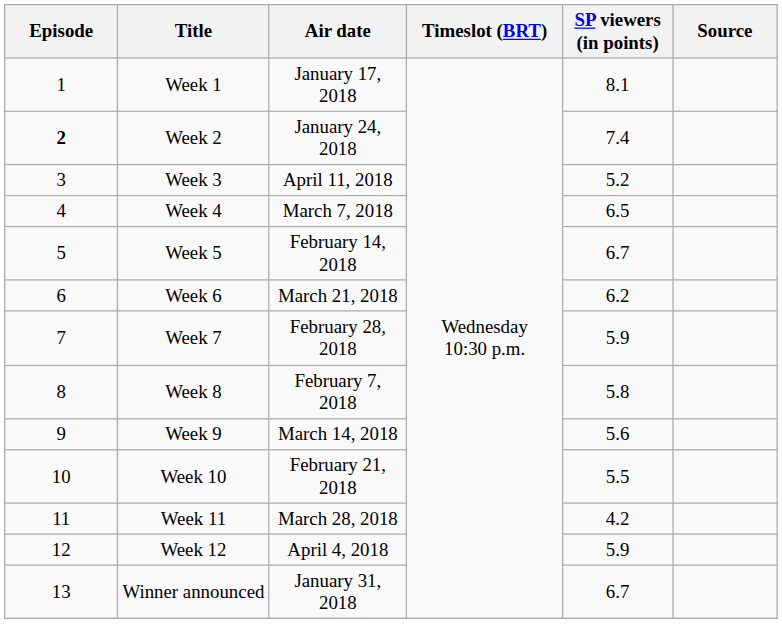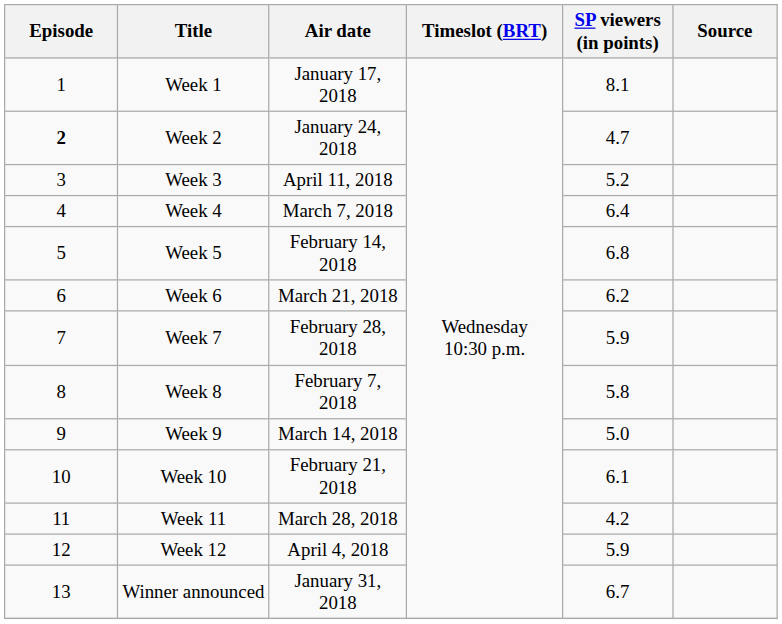(618, 138) 7.4 -> (618, 138) 4.7
(618, 211) 6.5 -> (618, 211) 6.4
(618, 253) 6.7 -> (618, 253) 6.8
(618, 433) 5.6 -> (618, 433) 5.0
(618, 476) 5.5 -> (618, 476) 6.1
